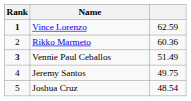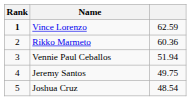(17, 58) bold -> (17, 58) normal
(168, 58) 51.49 -> (168, 58) 51.94
